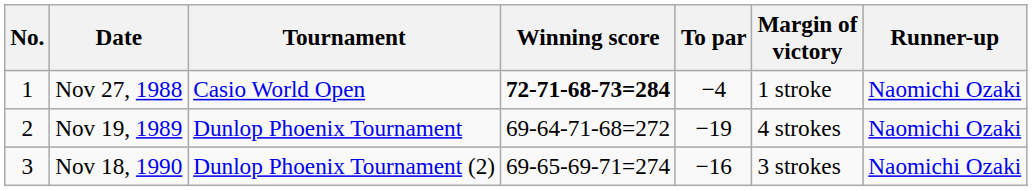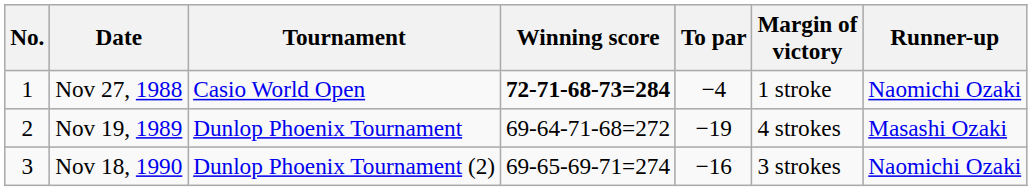(945, 128) Naomichi Ozaki -> (938, 128) Masashi Ozaki
